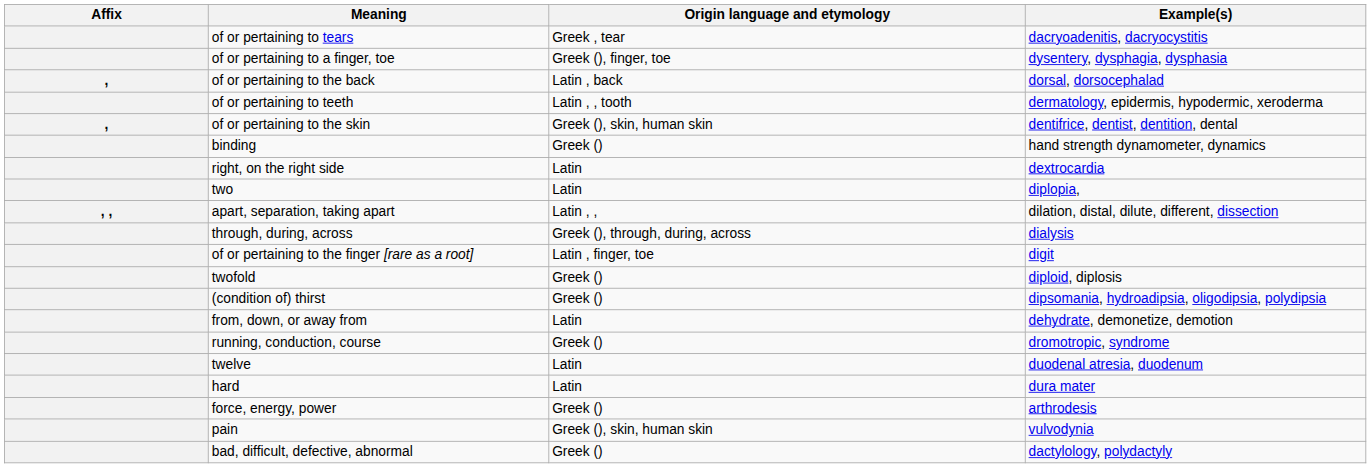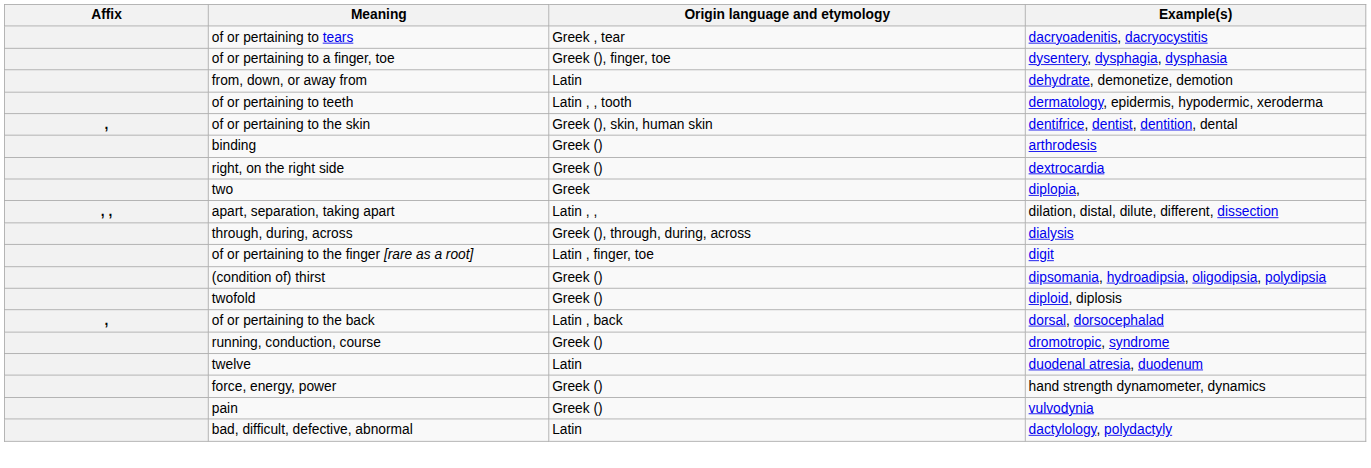rows swapped: (289, 320) <-> (293, 80)
(1147, 146) hand strength dynamometer, dynamics -> (1063, 146) arthrodesis
(567, 168) Latin -> (577, 168) Greek ()
(567, 189) Latin -> (571, 189) Greek
rows swapped: (234, 277) <-> (268, 299)
- row: (226, 386)
(1063, 408) arthrodesis -> (1147, 386) hand strength dynamometer, dynamics
(632, 430) Greek (), skin, human skin -> (577, 408) Greek ()
(577, 451) Greek () -> (567, 430) Latin
